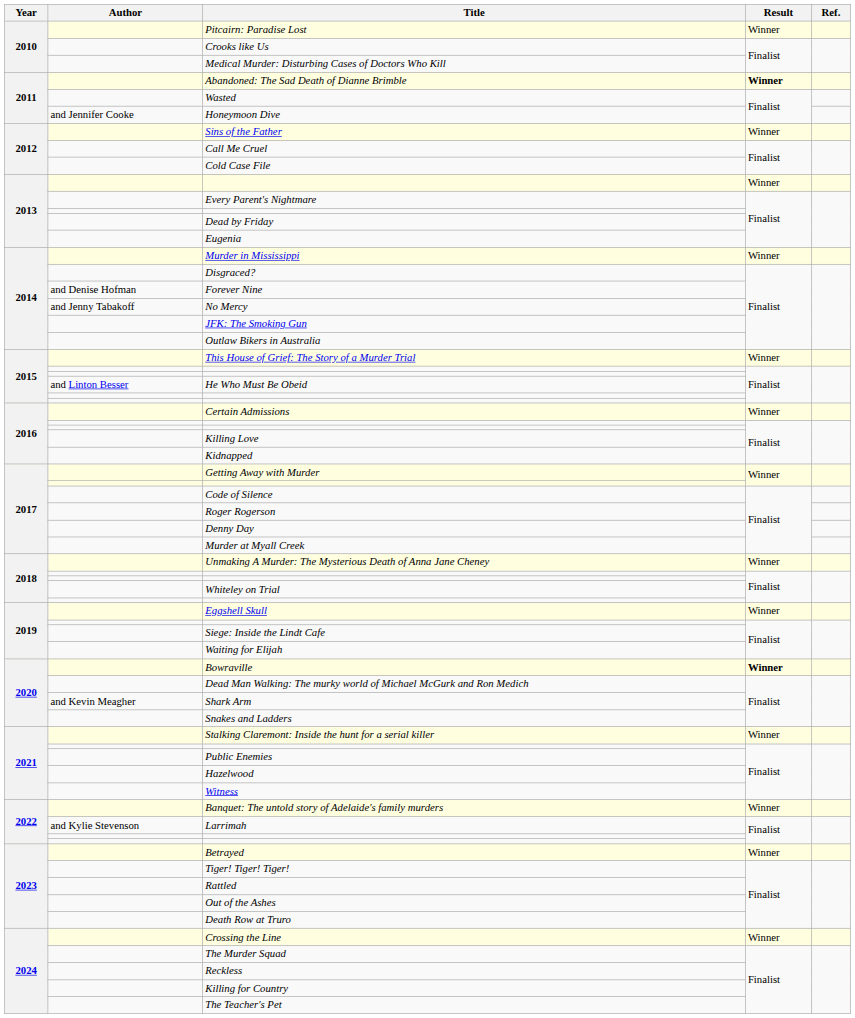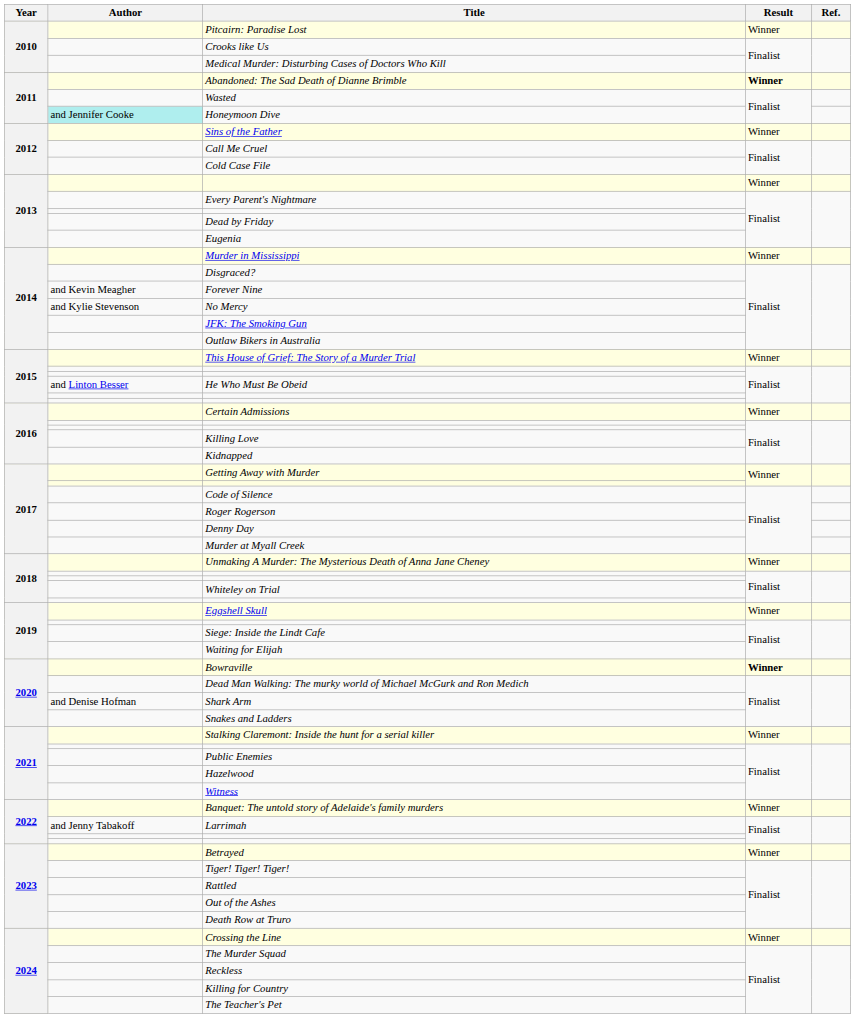(92, 115) no background -> (92, 115) paleturquoise background
(93, 289) and Denise Hofman -> (93, 289) and Kevin Meagher
(92, 306) and Jenny Tabakoff -> (95, 306) and Kylie Stevenson
(93, 701) and Kevin Meagher -> (93, 701) and Denise Hofman
(95, 825) and Kylie Stevenson -> (92, 825) and Jenny Tabakoff
